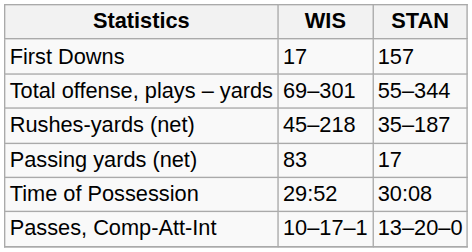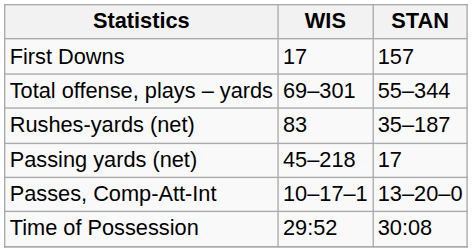(319, 125) 45–218 -> (295, 125) 83
(295, 159) 83 -> (319, 159) 45–218
rows swapped: (113, 228) <-> (104, 194)
